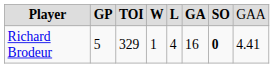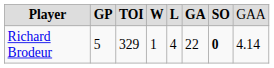(192, 44) 16 -> (192, 44) 22
(248, 44) 4.41 -> (248, 44) 4.14
